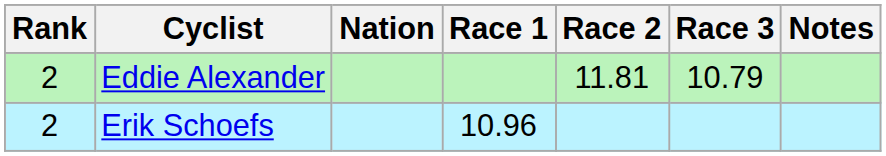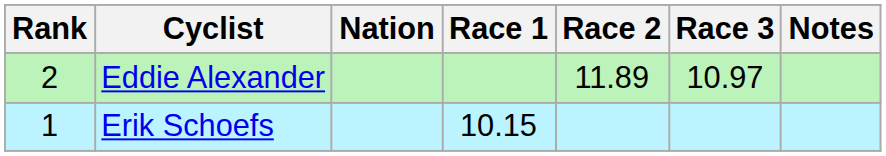(612, 77) 11.81 -> (612, 77) 11.89
(725, 77) 10.79 -> (725, 77) 10.97
(50, 126) 2 -> (50, 126) 1
(498, 126) 10.96 -> (498, 126) 10.15
